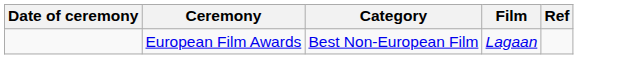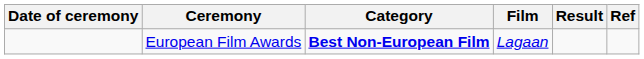+ column: (579, 16)
(393, 41) normal -> (399, 41) bold
